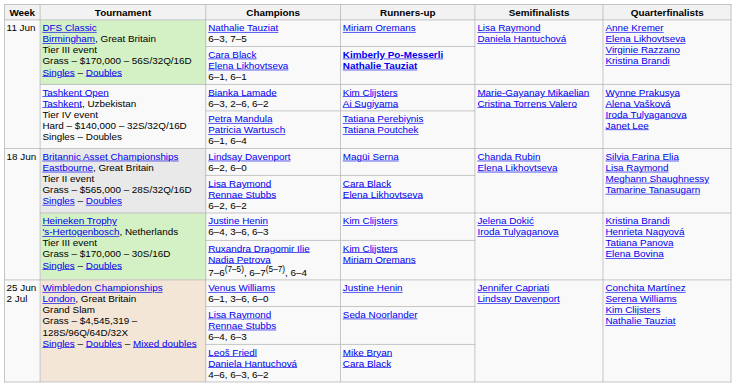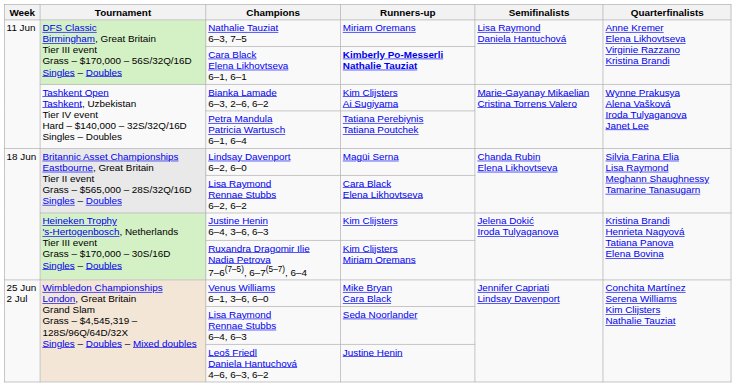(373, 288) Justine Henin -> (367, 293) Mike Bryan Cara Black
(367, 358) Mike Bryan Cara Black -> (373, 352) Justine Henin
